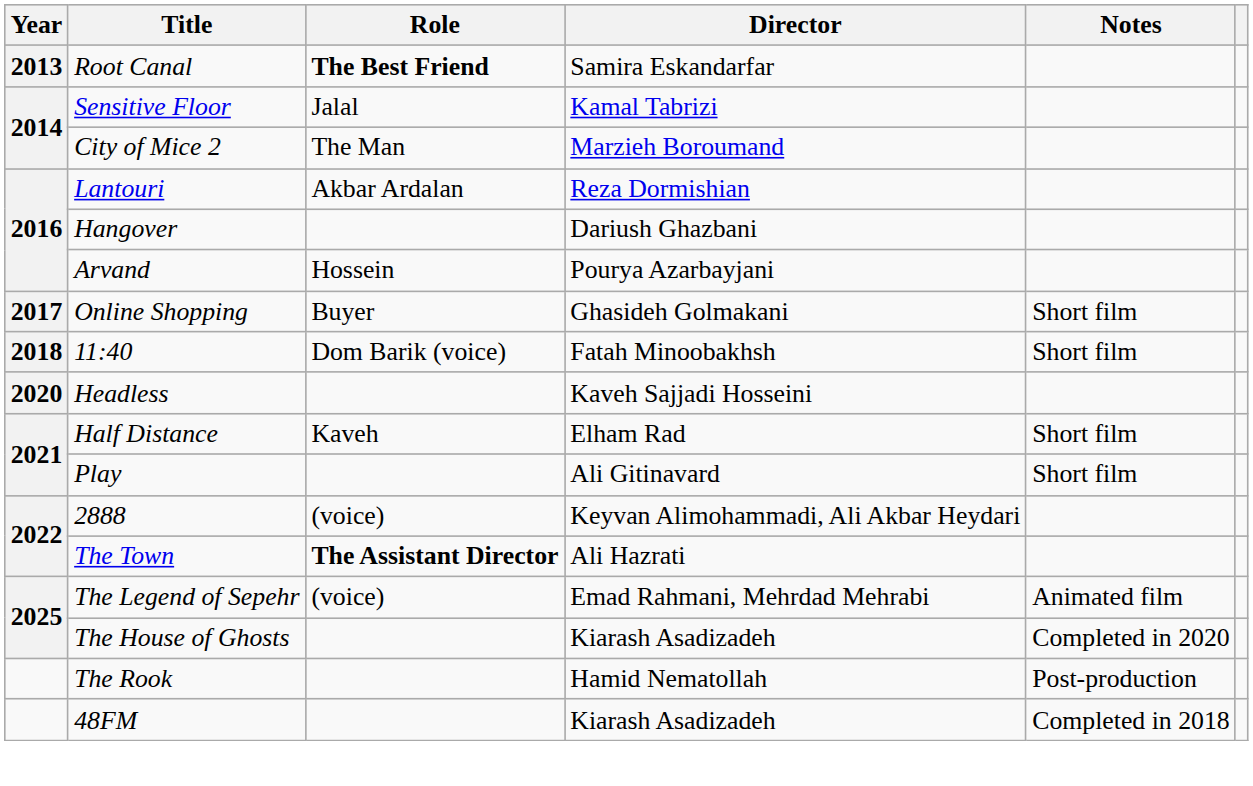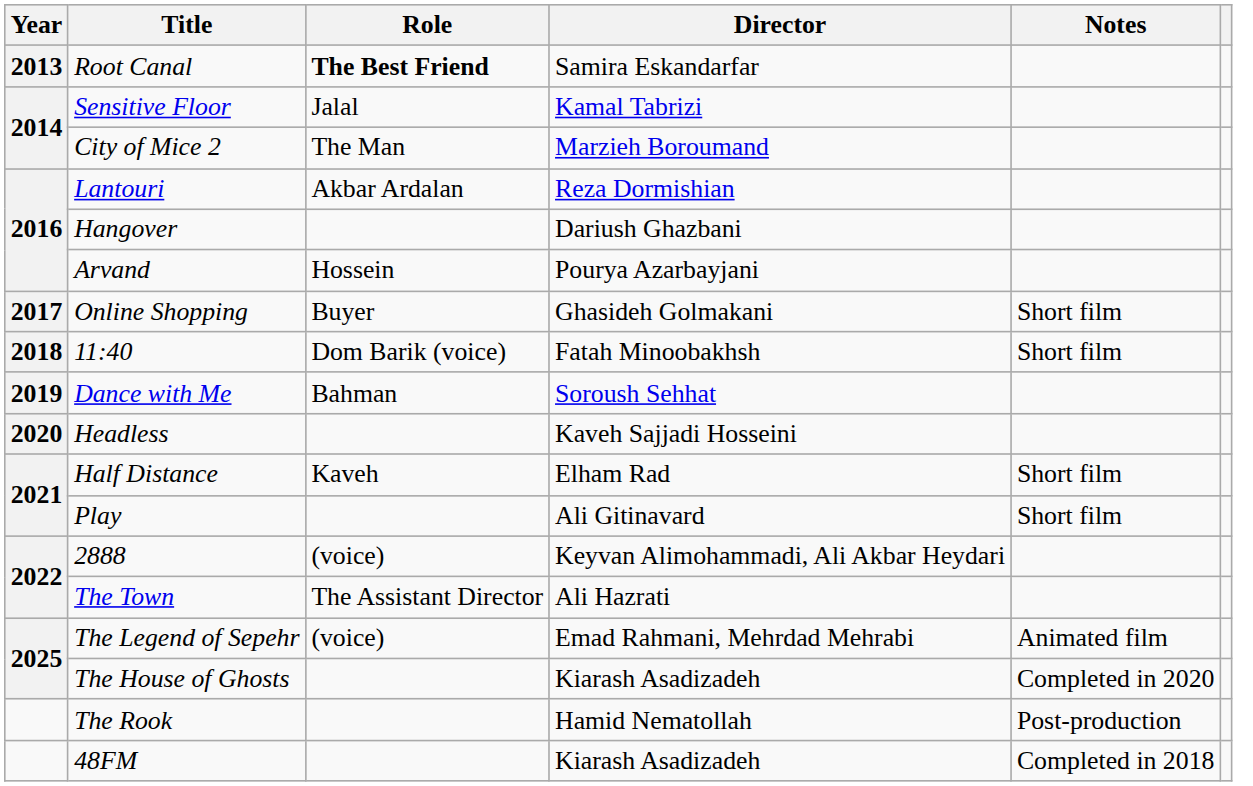+ row: (153, 392)
(435, 556) bold -> (427, 596) normal
